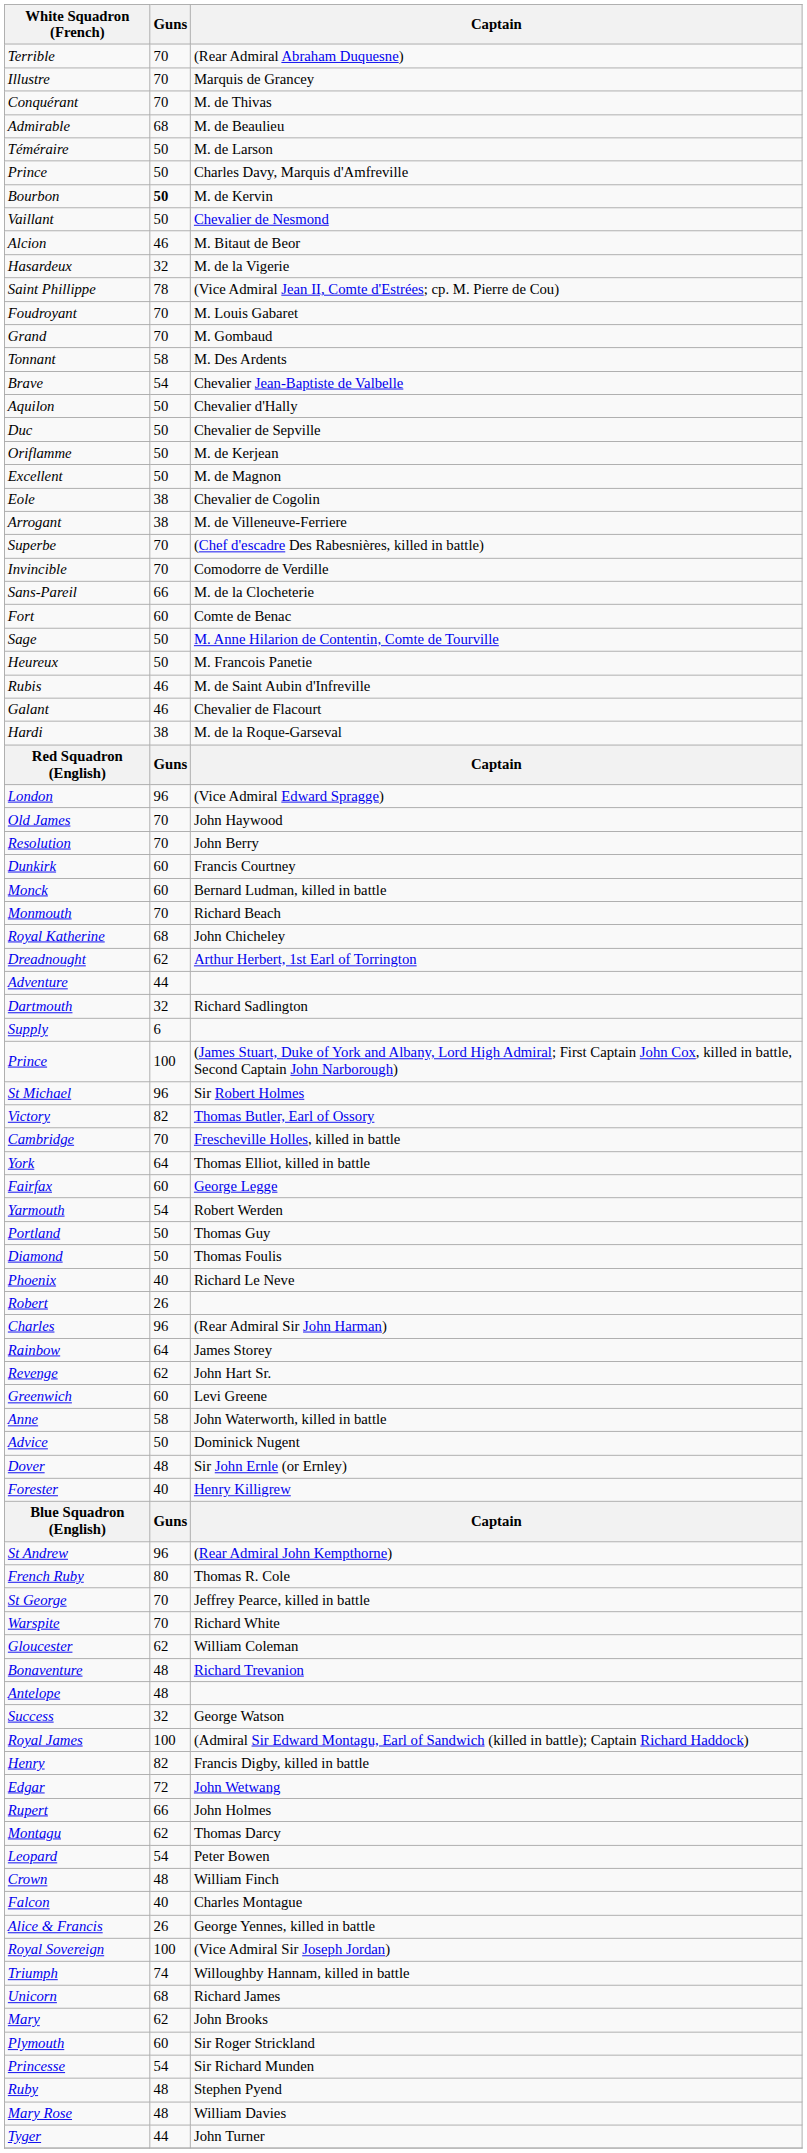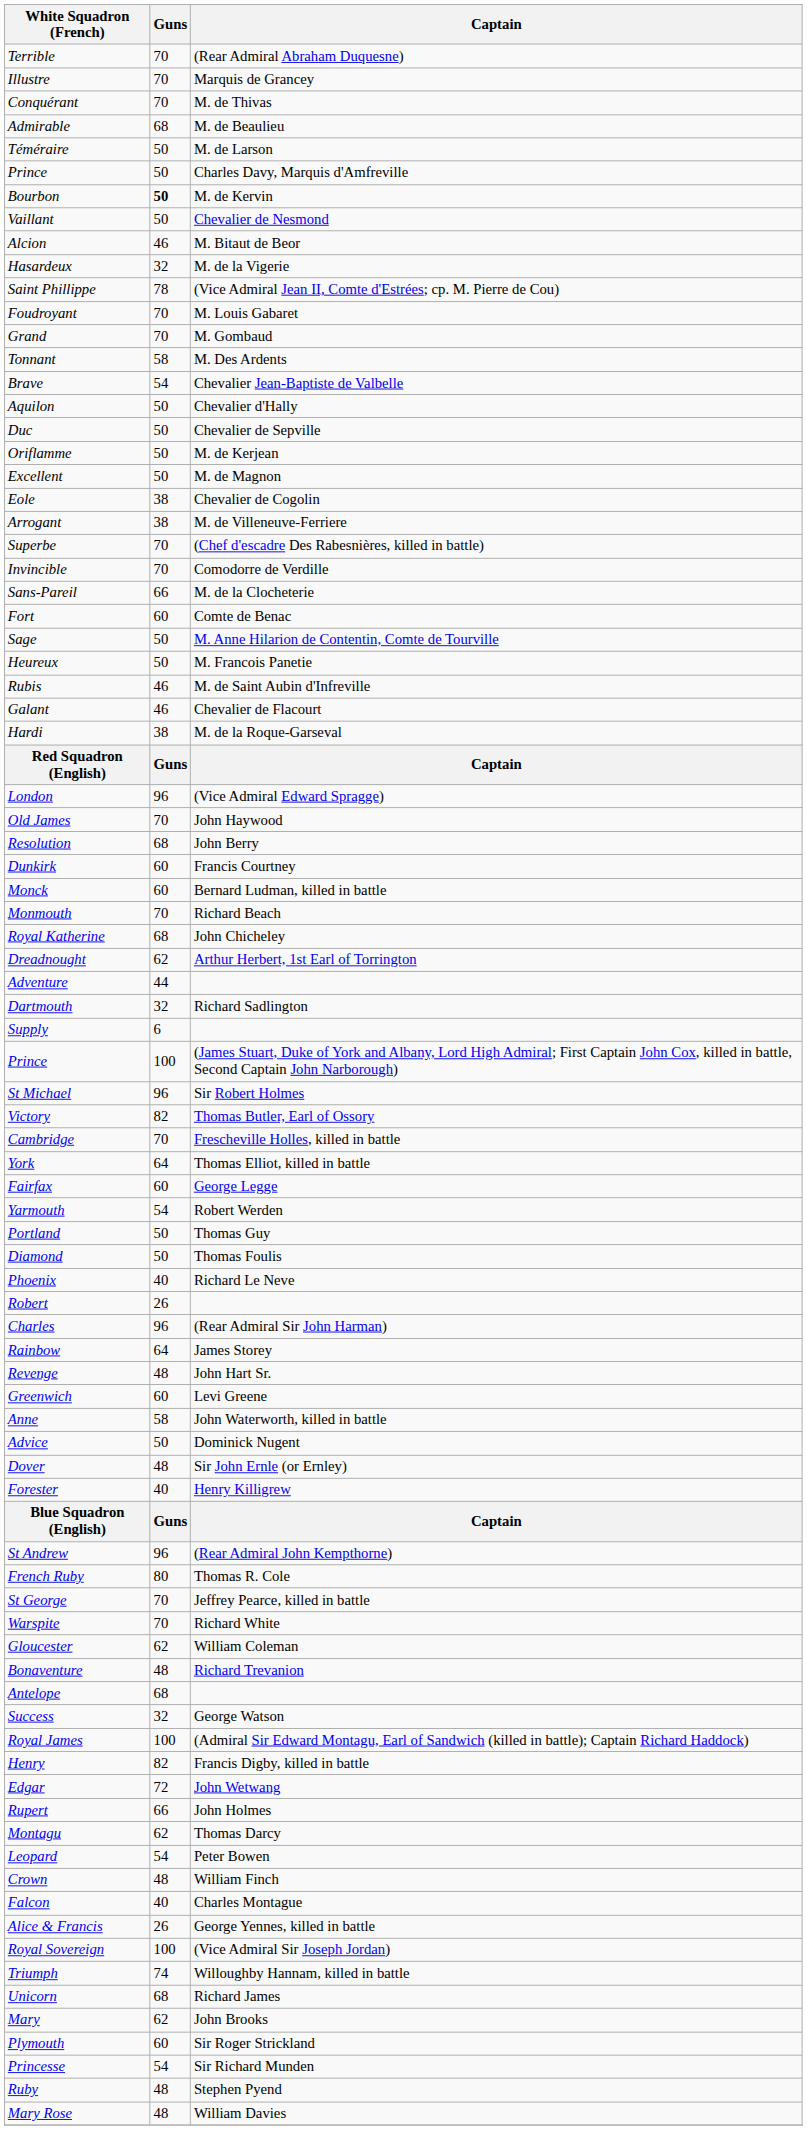(161, 843) 70 -> (161, 843) 68
(161, 1373) 62 -> (161, 1373) 48
(161, 1693) 48 -> (161, 1693) 68
- row: (24, 2136)
